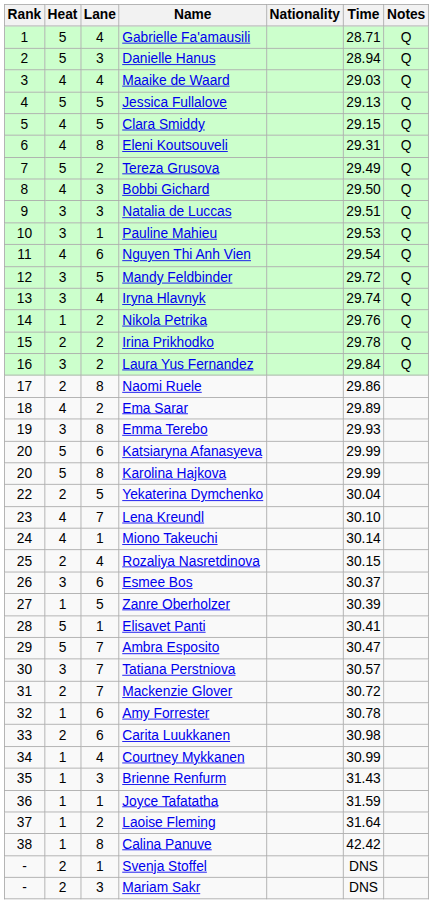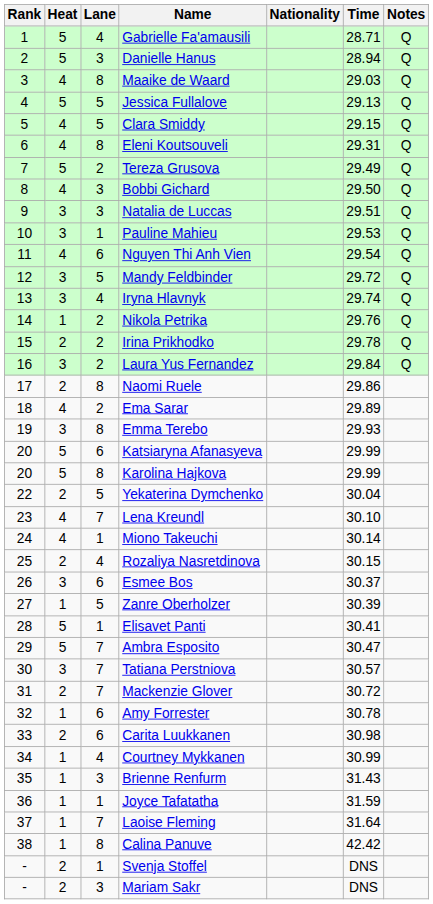(100, 80) 4 -> (100, 80) 8
(100, 822) 2 -> (100, 822) 7
